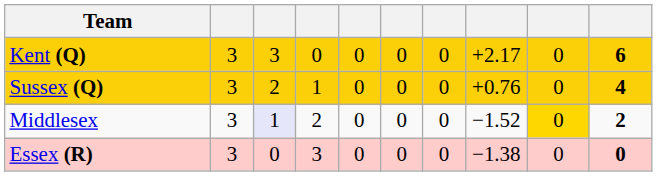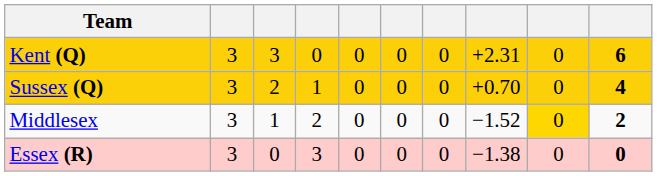(496, 54) +2.17 -> (496, 54) +2.31
(496, 87) +0.76 -> (496, 87) +0.70
(274, 120) lavender background -> (274, 120) no background
